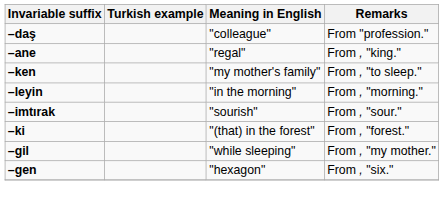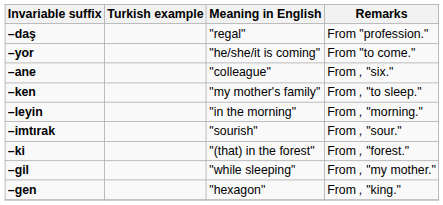(240, 33) "colleague" -> (227, 33) "regal"
+ row: (21, 53)
(227, 53) "regal" -> (240, 72) "colleague"
(364, 53) From , "king." -> (360, 72) From , "six."
(360, 170) From , "six." -> (364, 190) From , "king."
